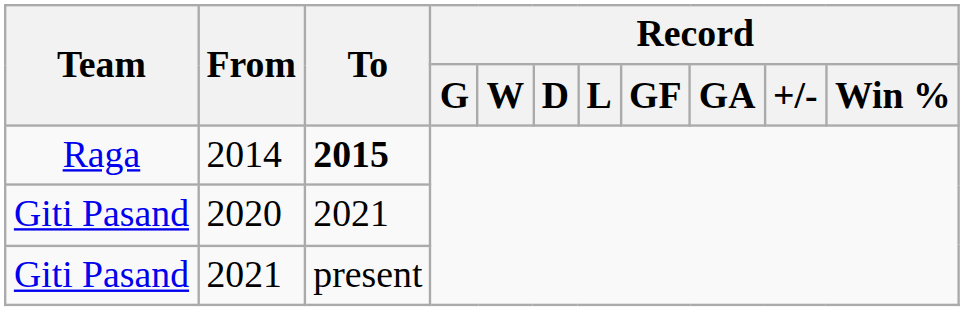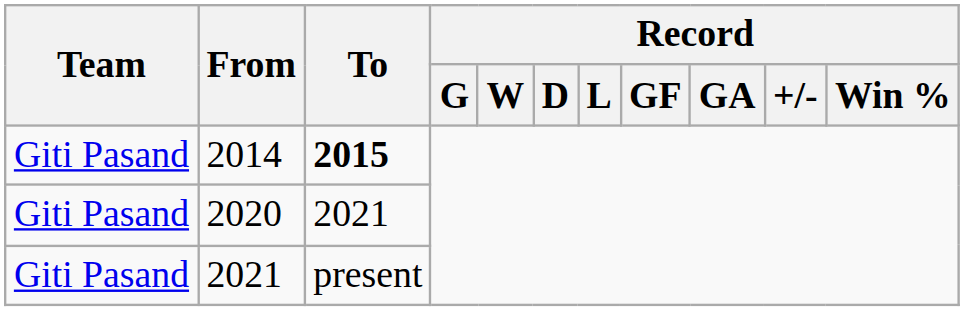(101, 154) Raga -> (101, 154) Giti Pasand
